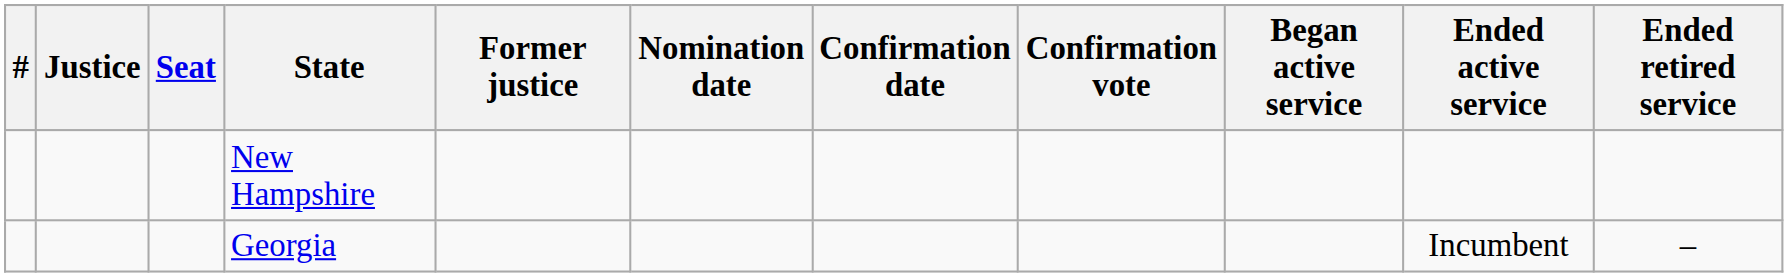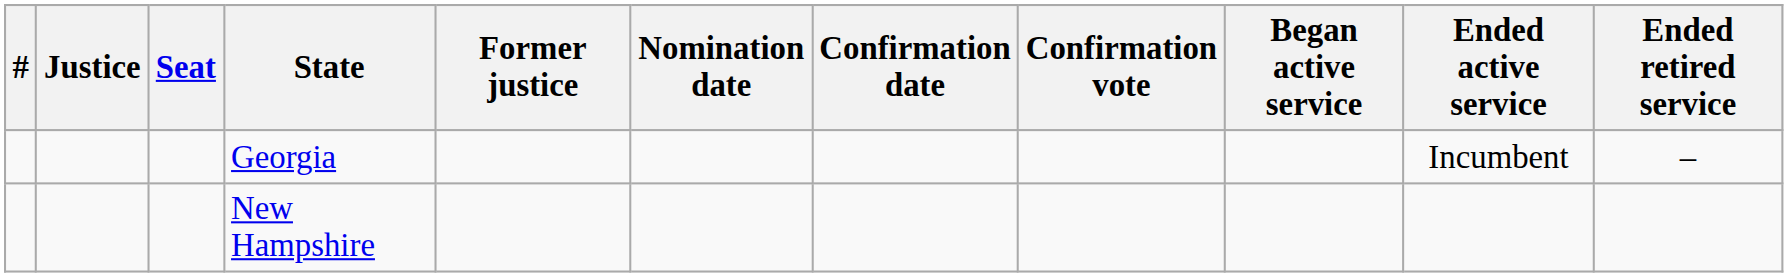rows swapped: (303, 174) <-> (284, 245)
